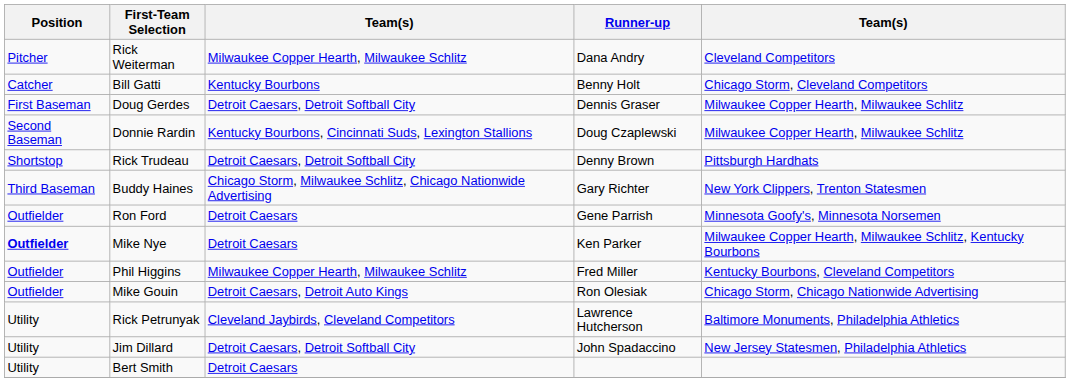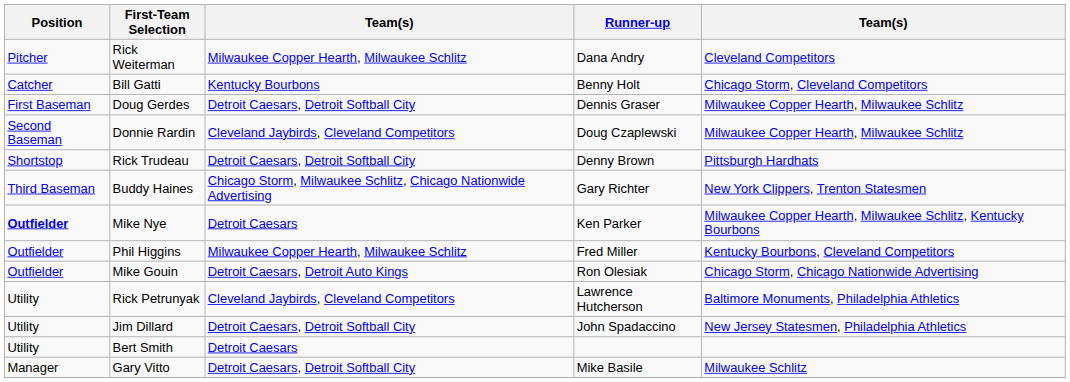(370, 133) Kentucky Bourbons, Cincinnati Suds, Lexington Stallions -> (331, 133) Cleveland Jaybirds, Cleveland Competitors
- row: (140, 216)
+ row: (141, 367)
